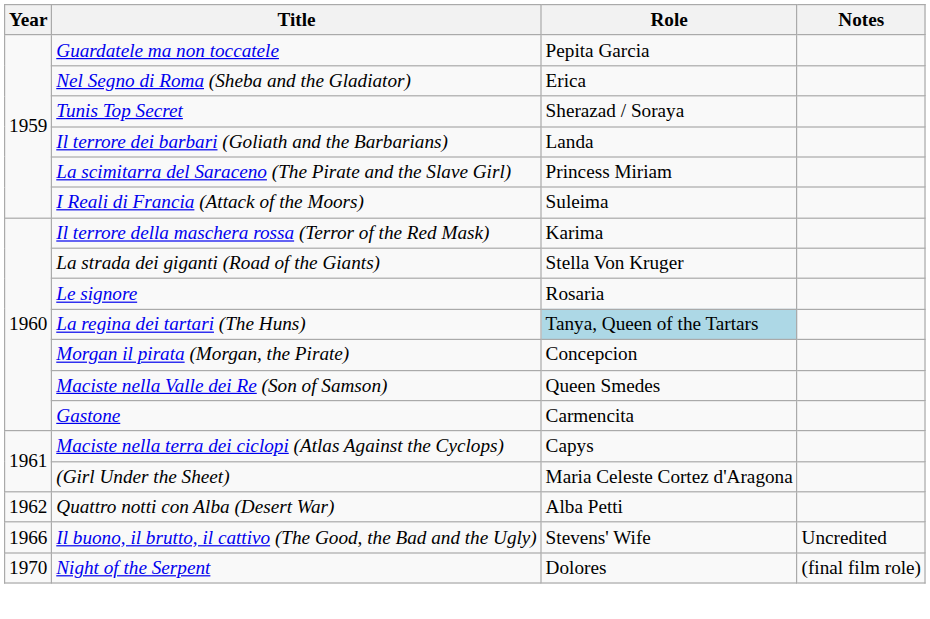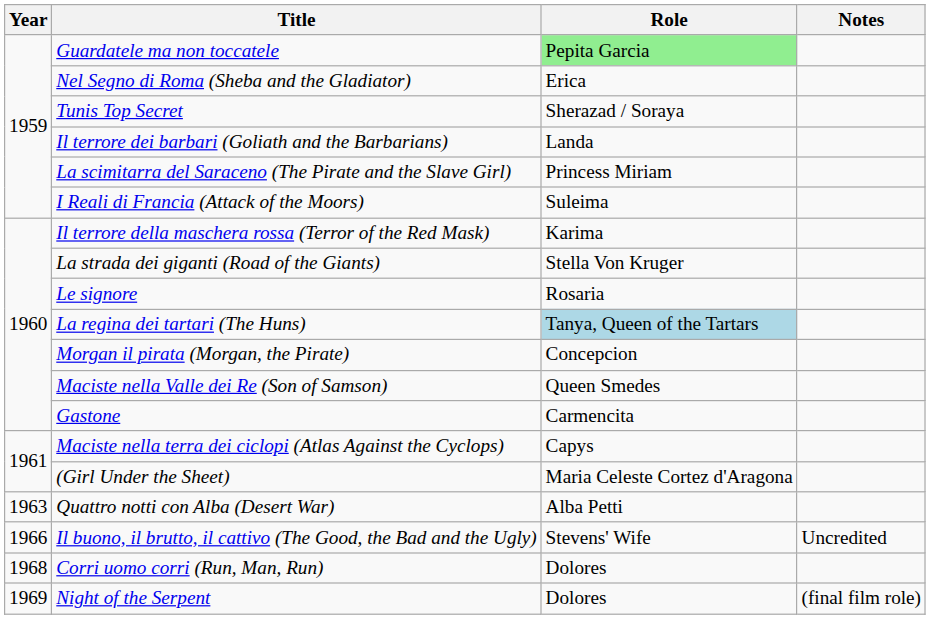(598, 50) no background -> (598, 50) lightgreen background
(28, 506) 1962 -> (28, 506) 1963
+ row: (190, 567)
(28, 567) 1970 -> (28, 598) 1969
